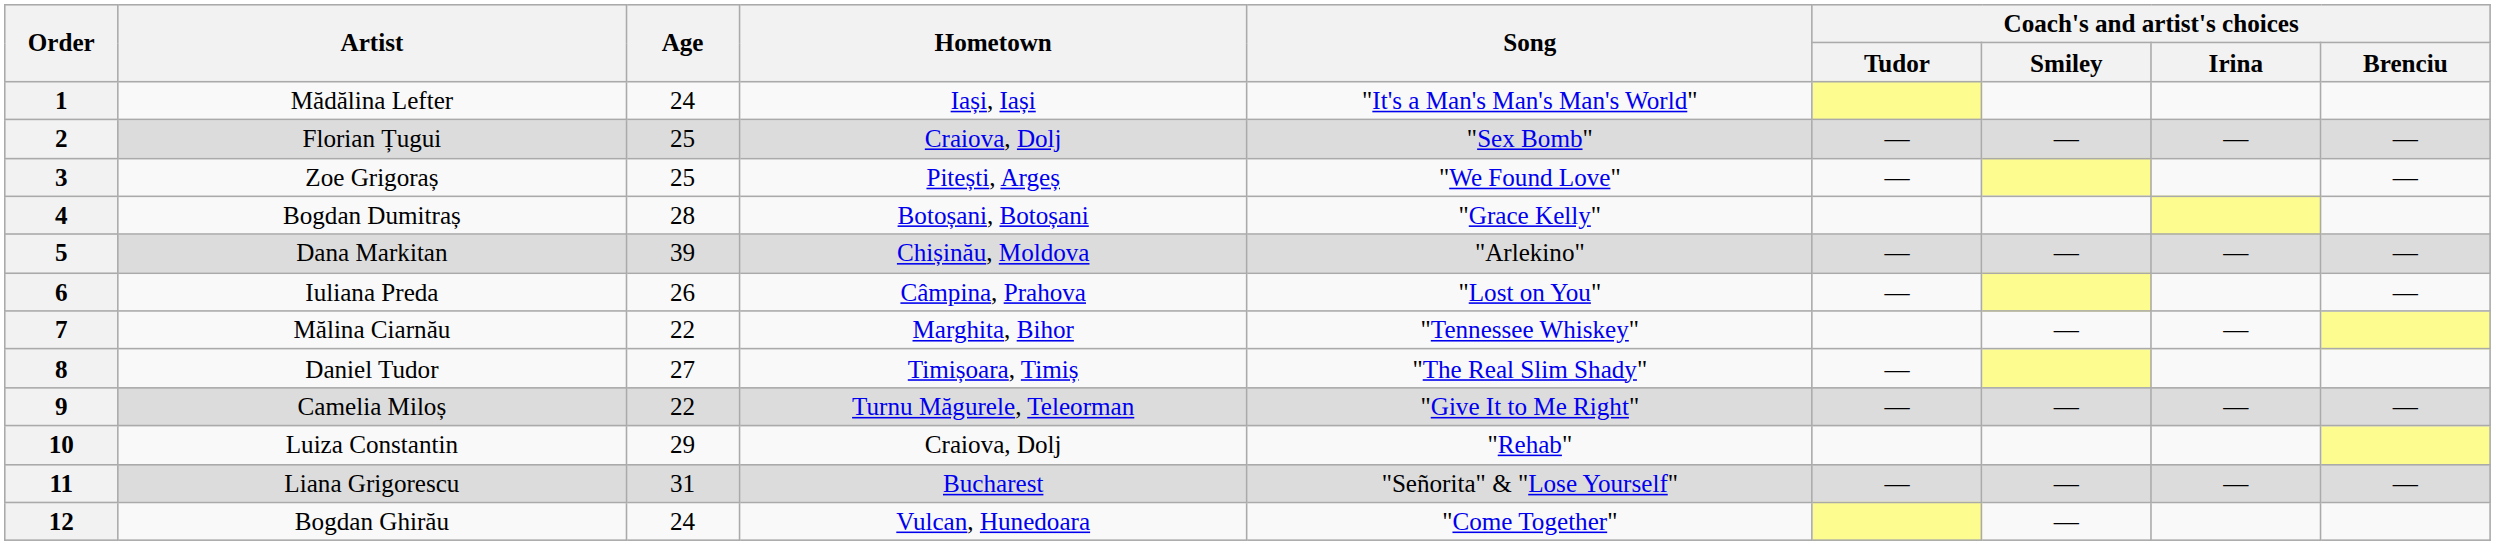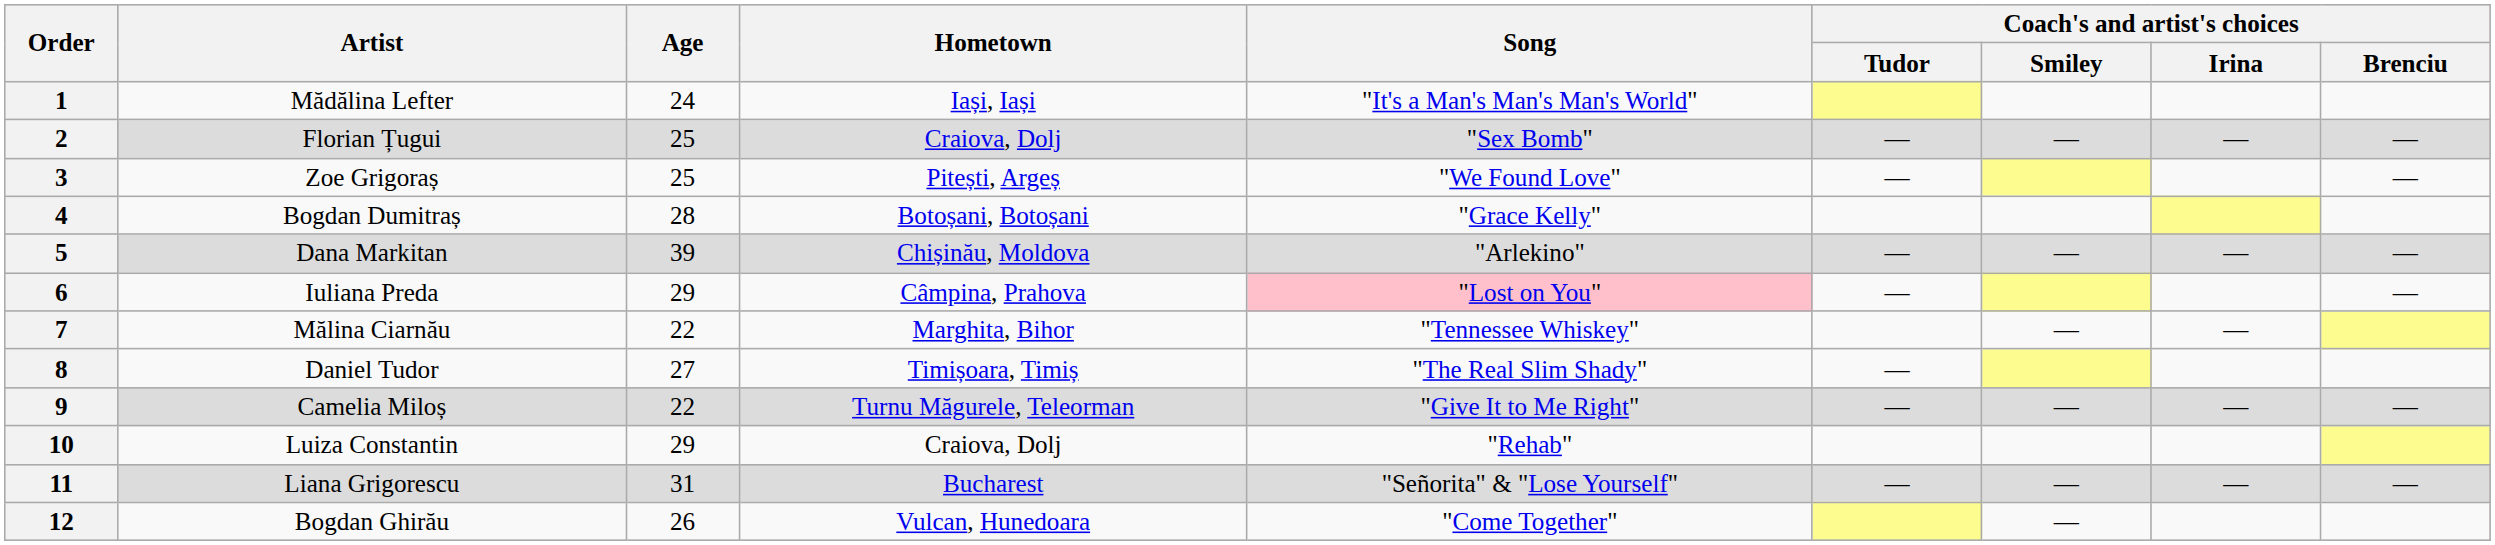(683, 292) 26 -> (683, 292) 29
(1530, 292) no background -> (1530, 292) pink background
(683, 521) 24 -> (683, 521) 26
